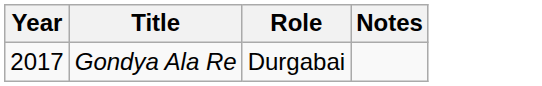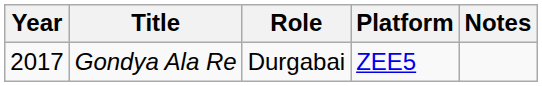+ column: (405, 23)
